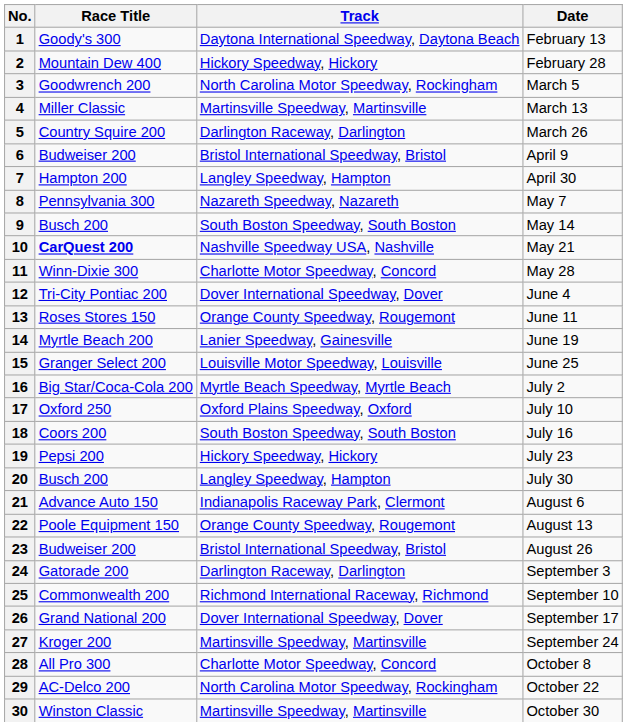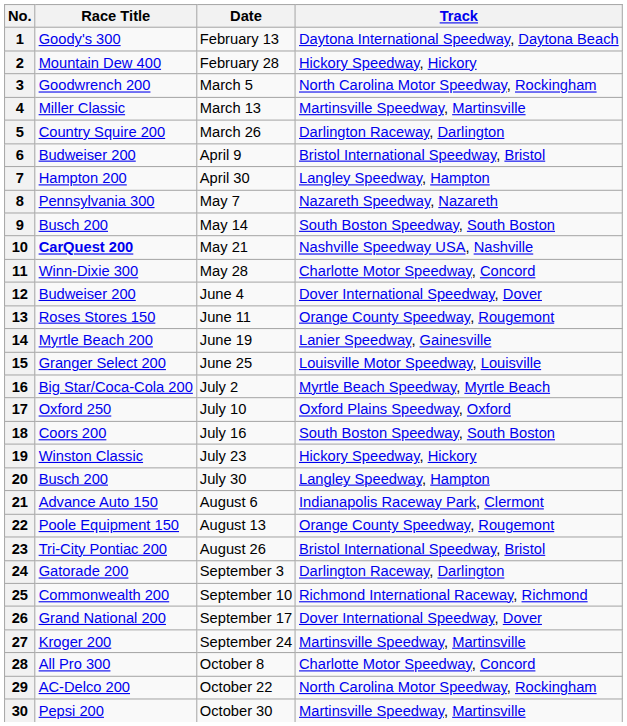columns swapped: (360, 16) <-> (573, 16)
(103, 294) Tri-City Pontiac 200 -> (87, 294) Budweiser 200
(71, 456) Pepsi 200 -> (91, 456) Winston Classic
(87, 548) Budweiser 200 -> (103, 548) Tri-City Pontiac 200
(91, 710) Winston Classic -> (71, 710) Pepsi 200
